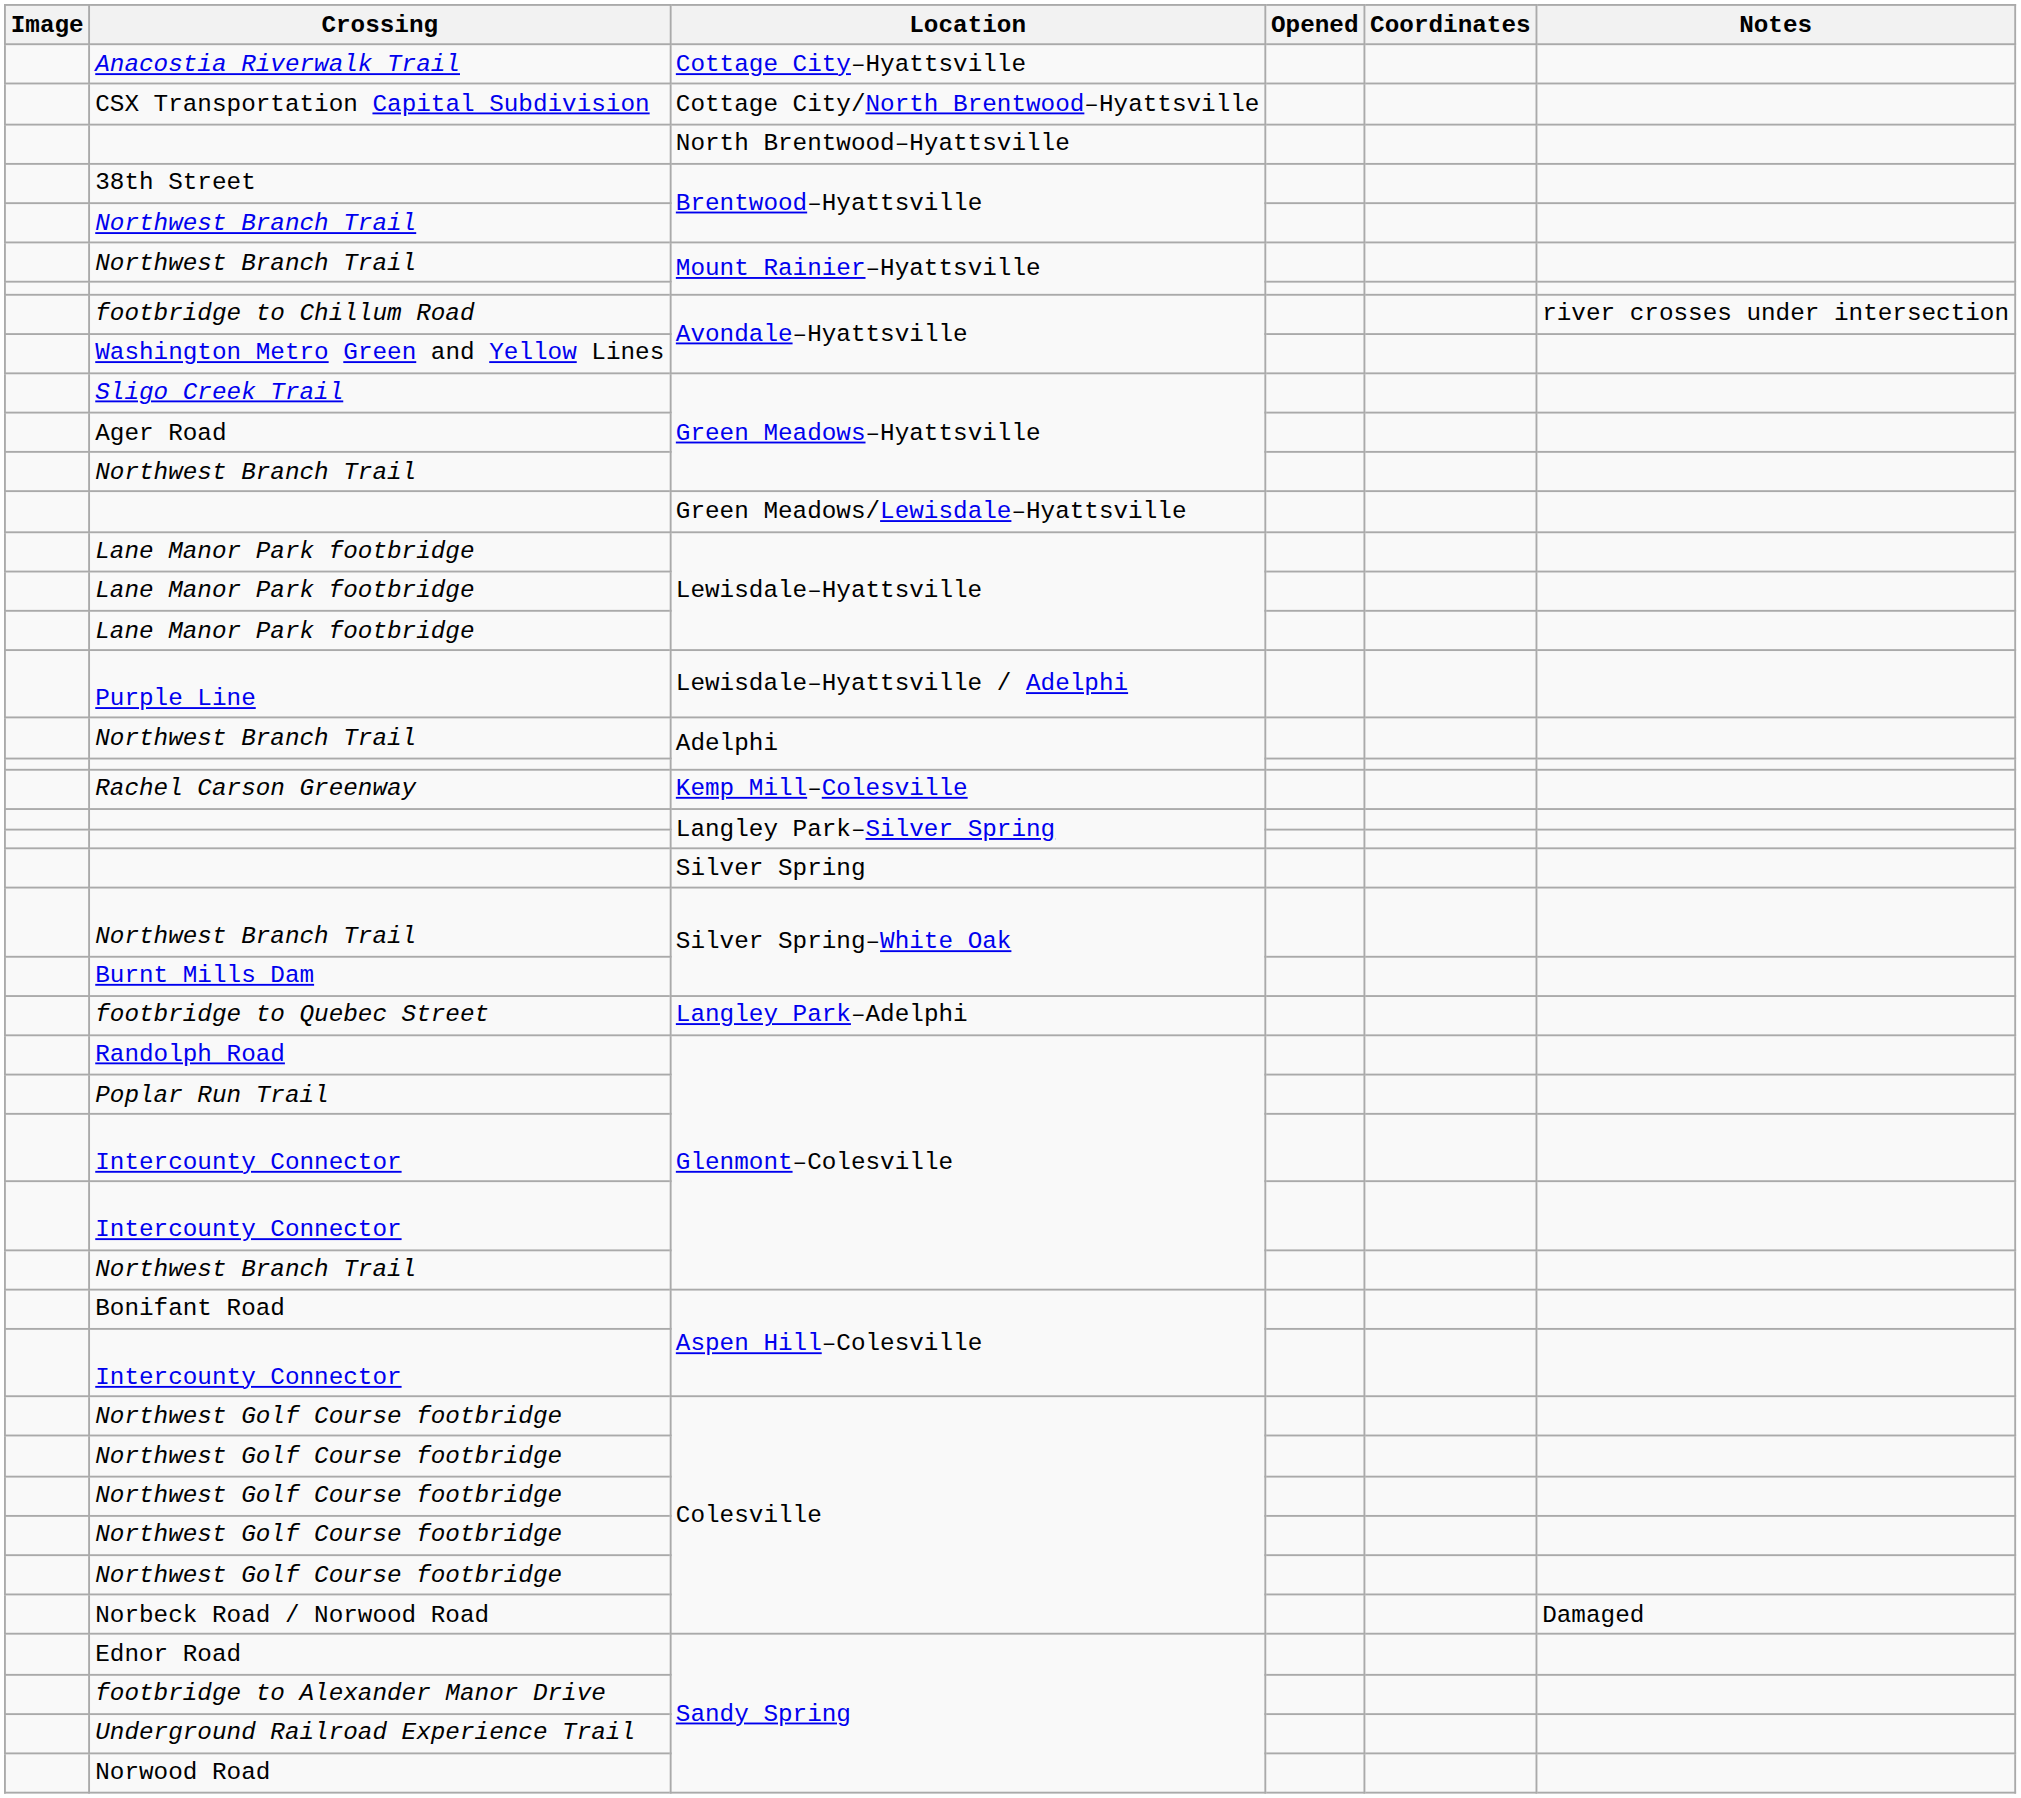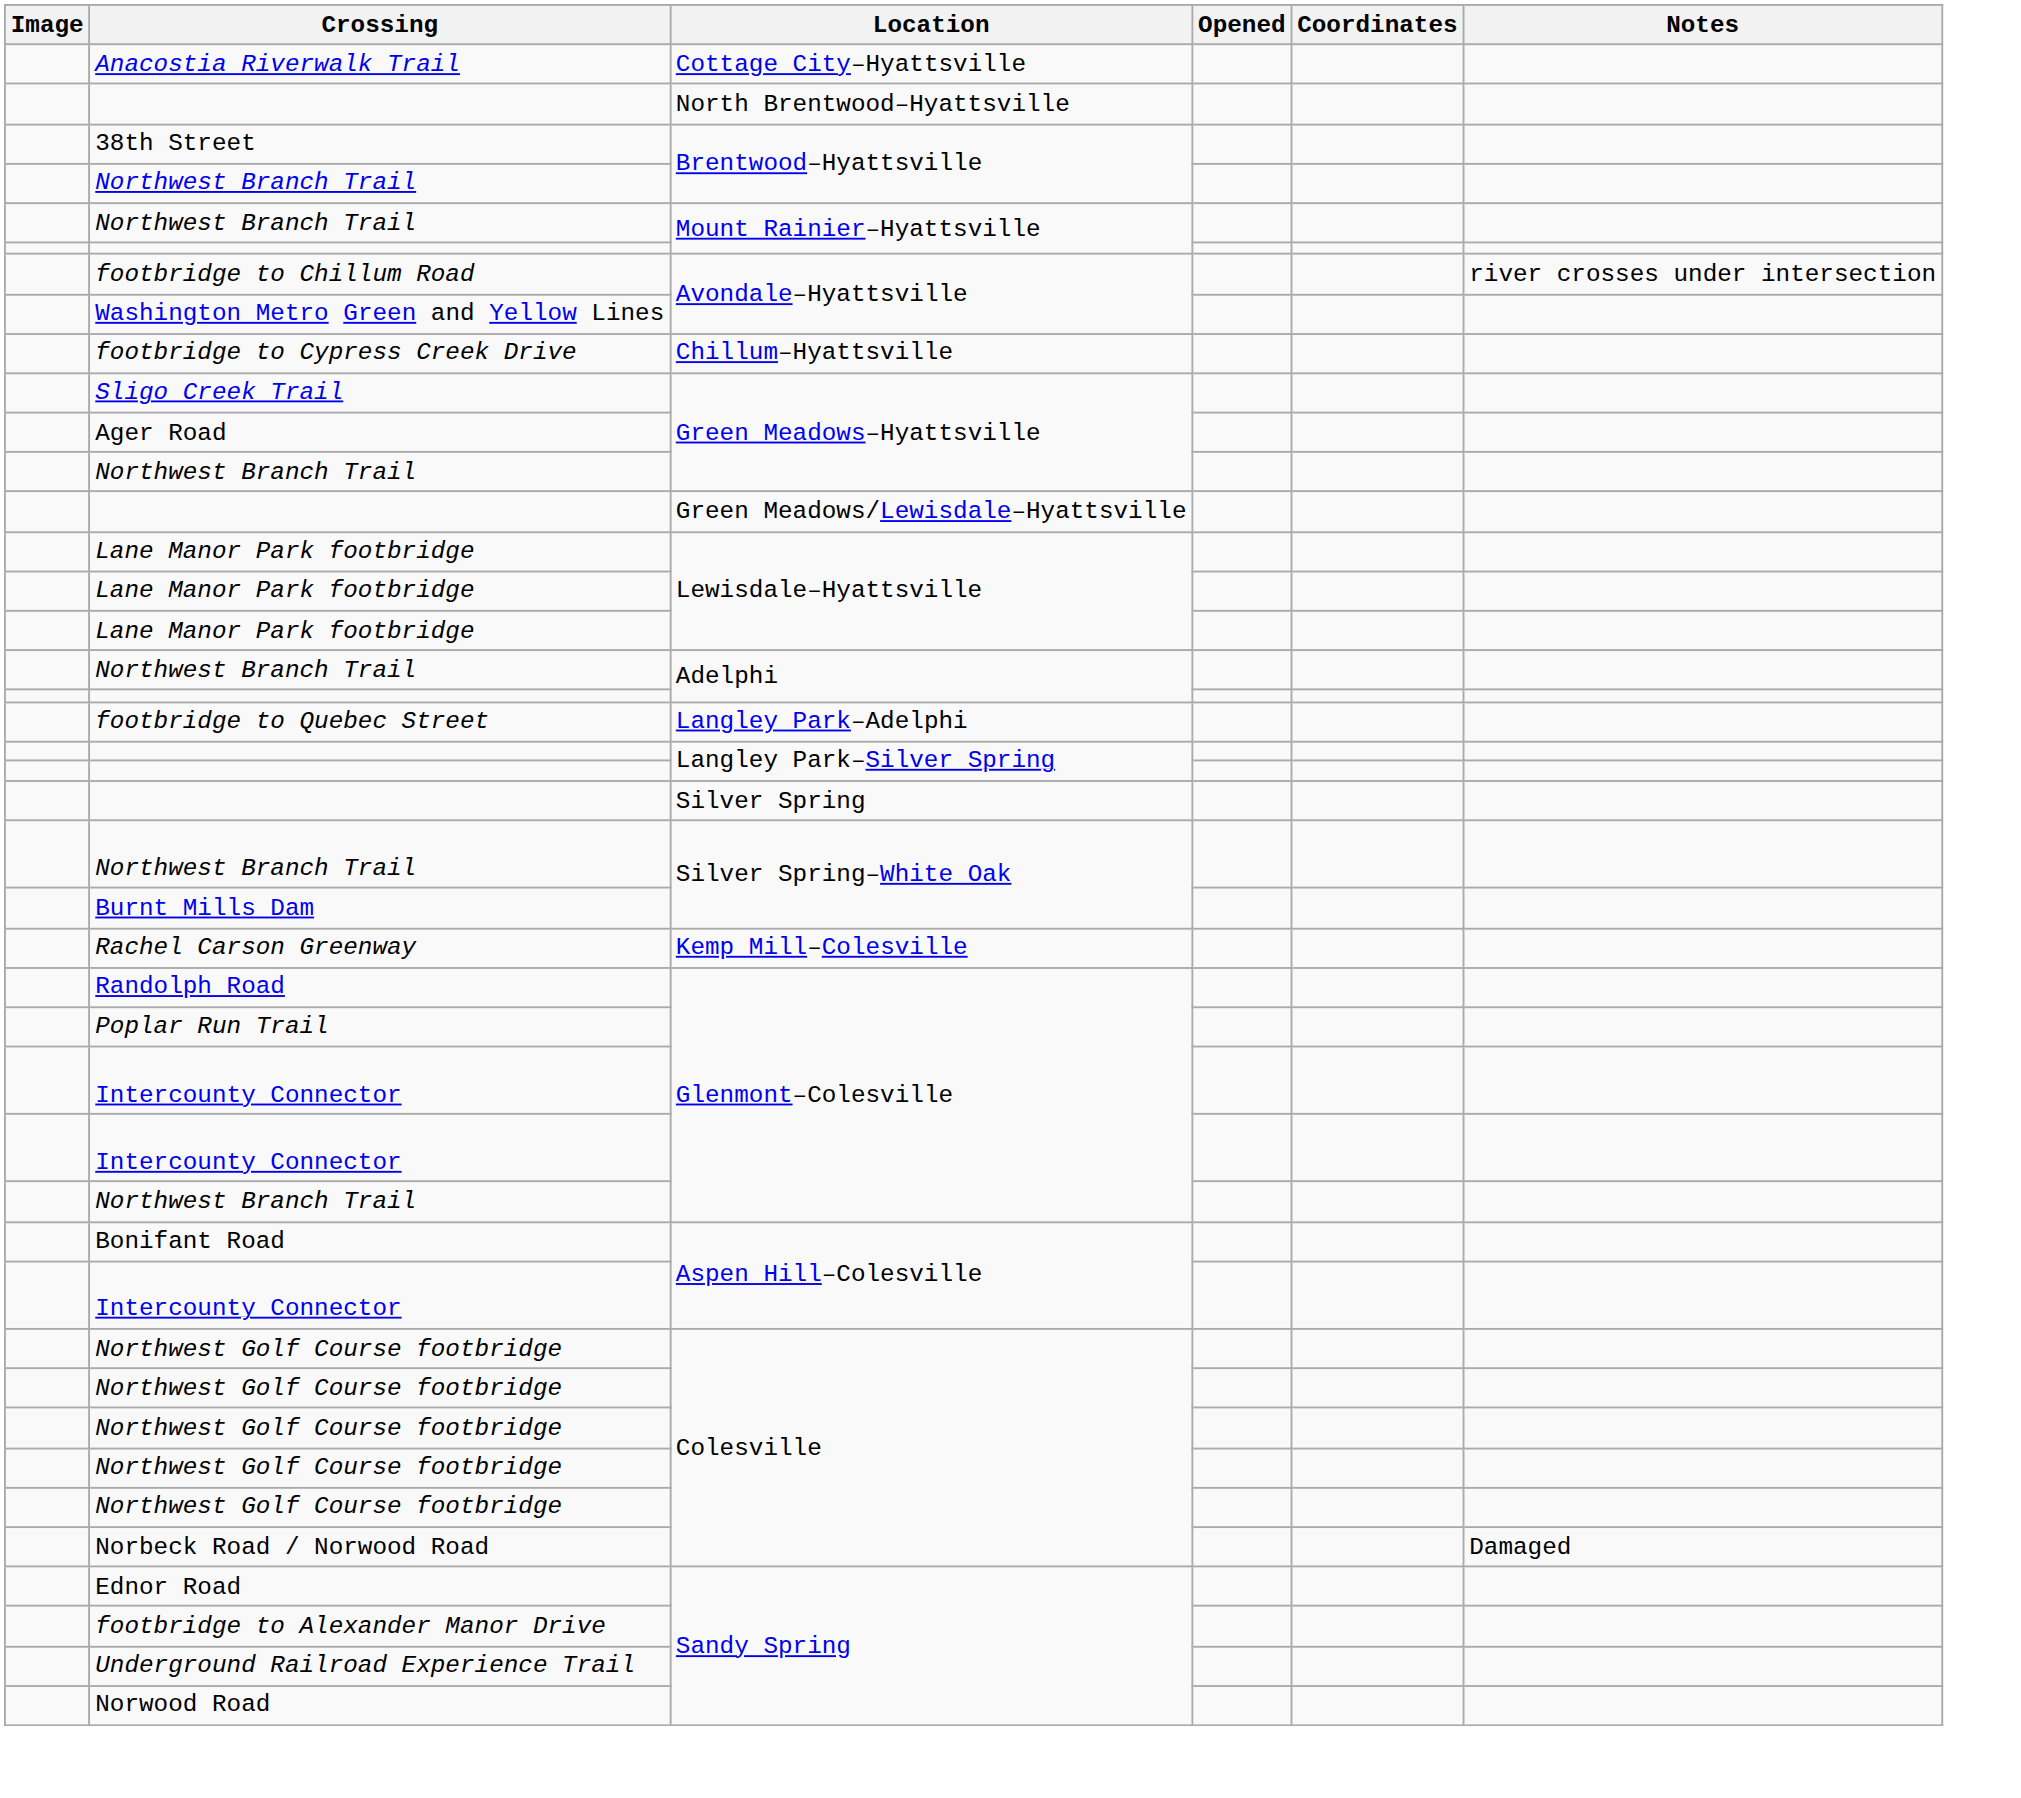- row: (372, 104)
+ row: (336, 353)
- row: (175, 698)
rows swapped: (292, 1015) <-> (256, 789)
